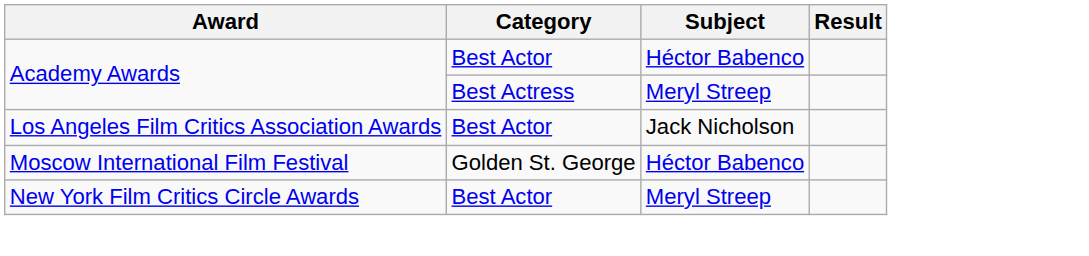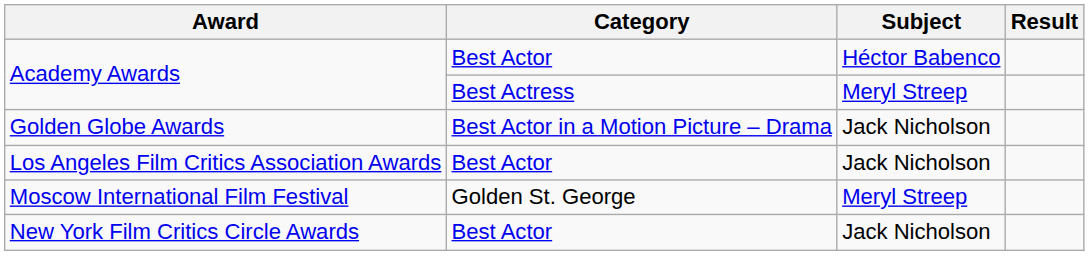+ row: (117, 127)
(725, 162) Héctor Babenco -> (905, 197) Meryl Streep
(708, 197) Meryl Streep -> (916, 232) Jack Nicholson
